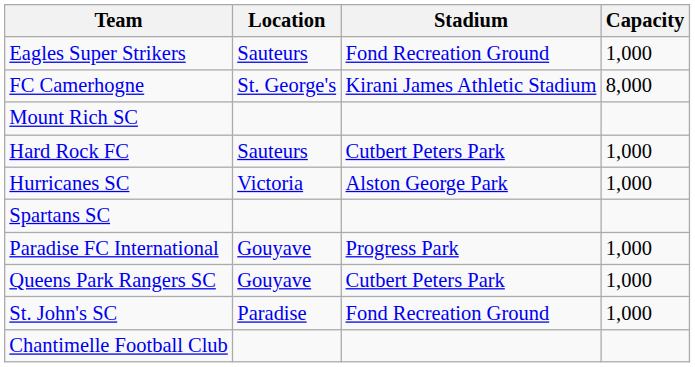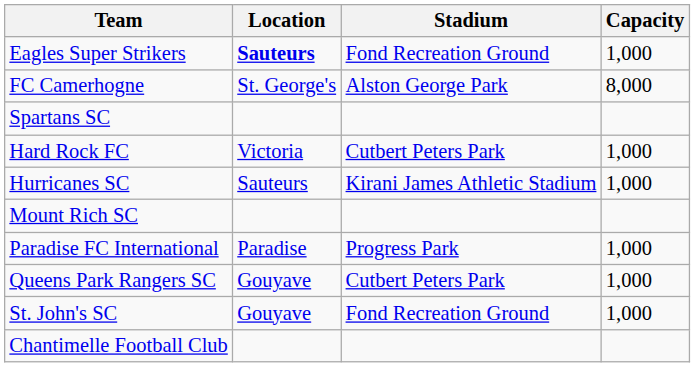(273, 53) normal -> (276, 53) bold
(471, 85) Kirani James Athletic Stadium -> (427, 85) Alston George Park
rows swapped: (60, 215) <-> (74, 118)
(273, 150) Sauteurs -> (270, 150) Victoria
(270, 183) Victoria -> (273, 183) Sauteurs
(427, 183) Alston George Park -> (471, 183) Kirani James Athletic Stadium
(274, 248) Gouyave -> (272, 248) Paradise
(272, 313) Paradise -> (274, 313) Gouyave
